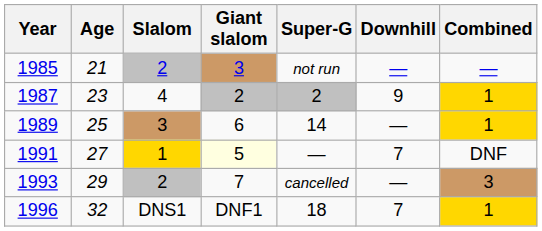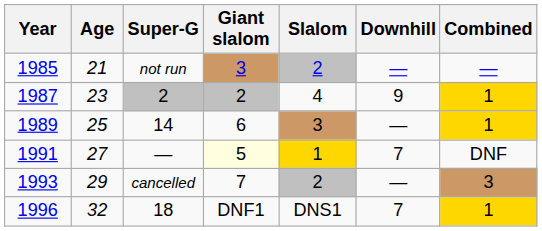columns swapped: (162, 29) <-> (317, 29)
